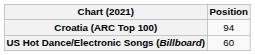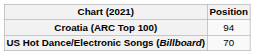(229, 43) 60 -> (229, 43) 70
